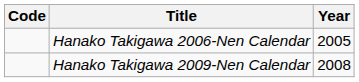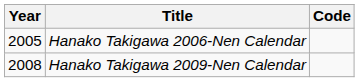columns swapped: (334, 16) <-> (27, 16)
